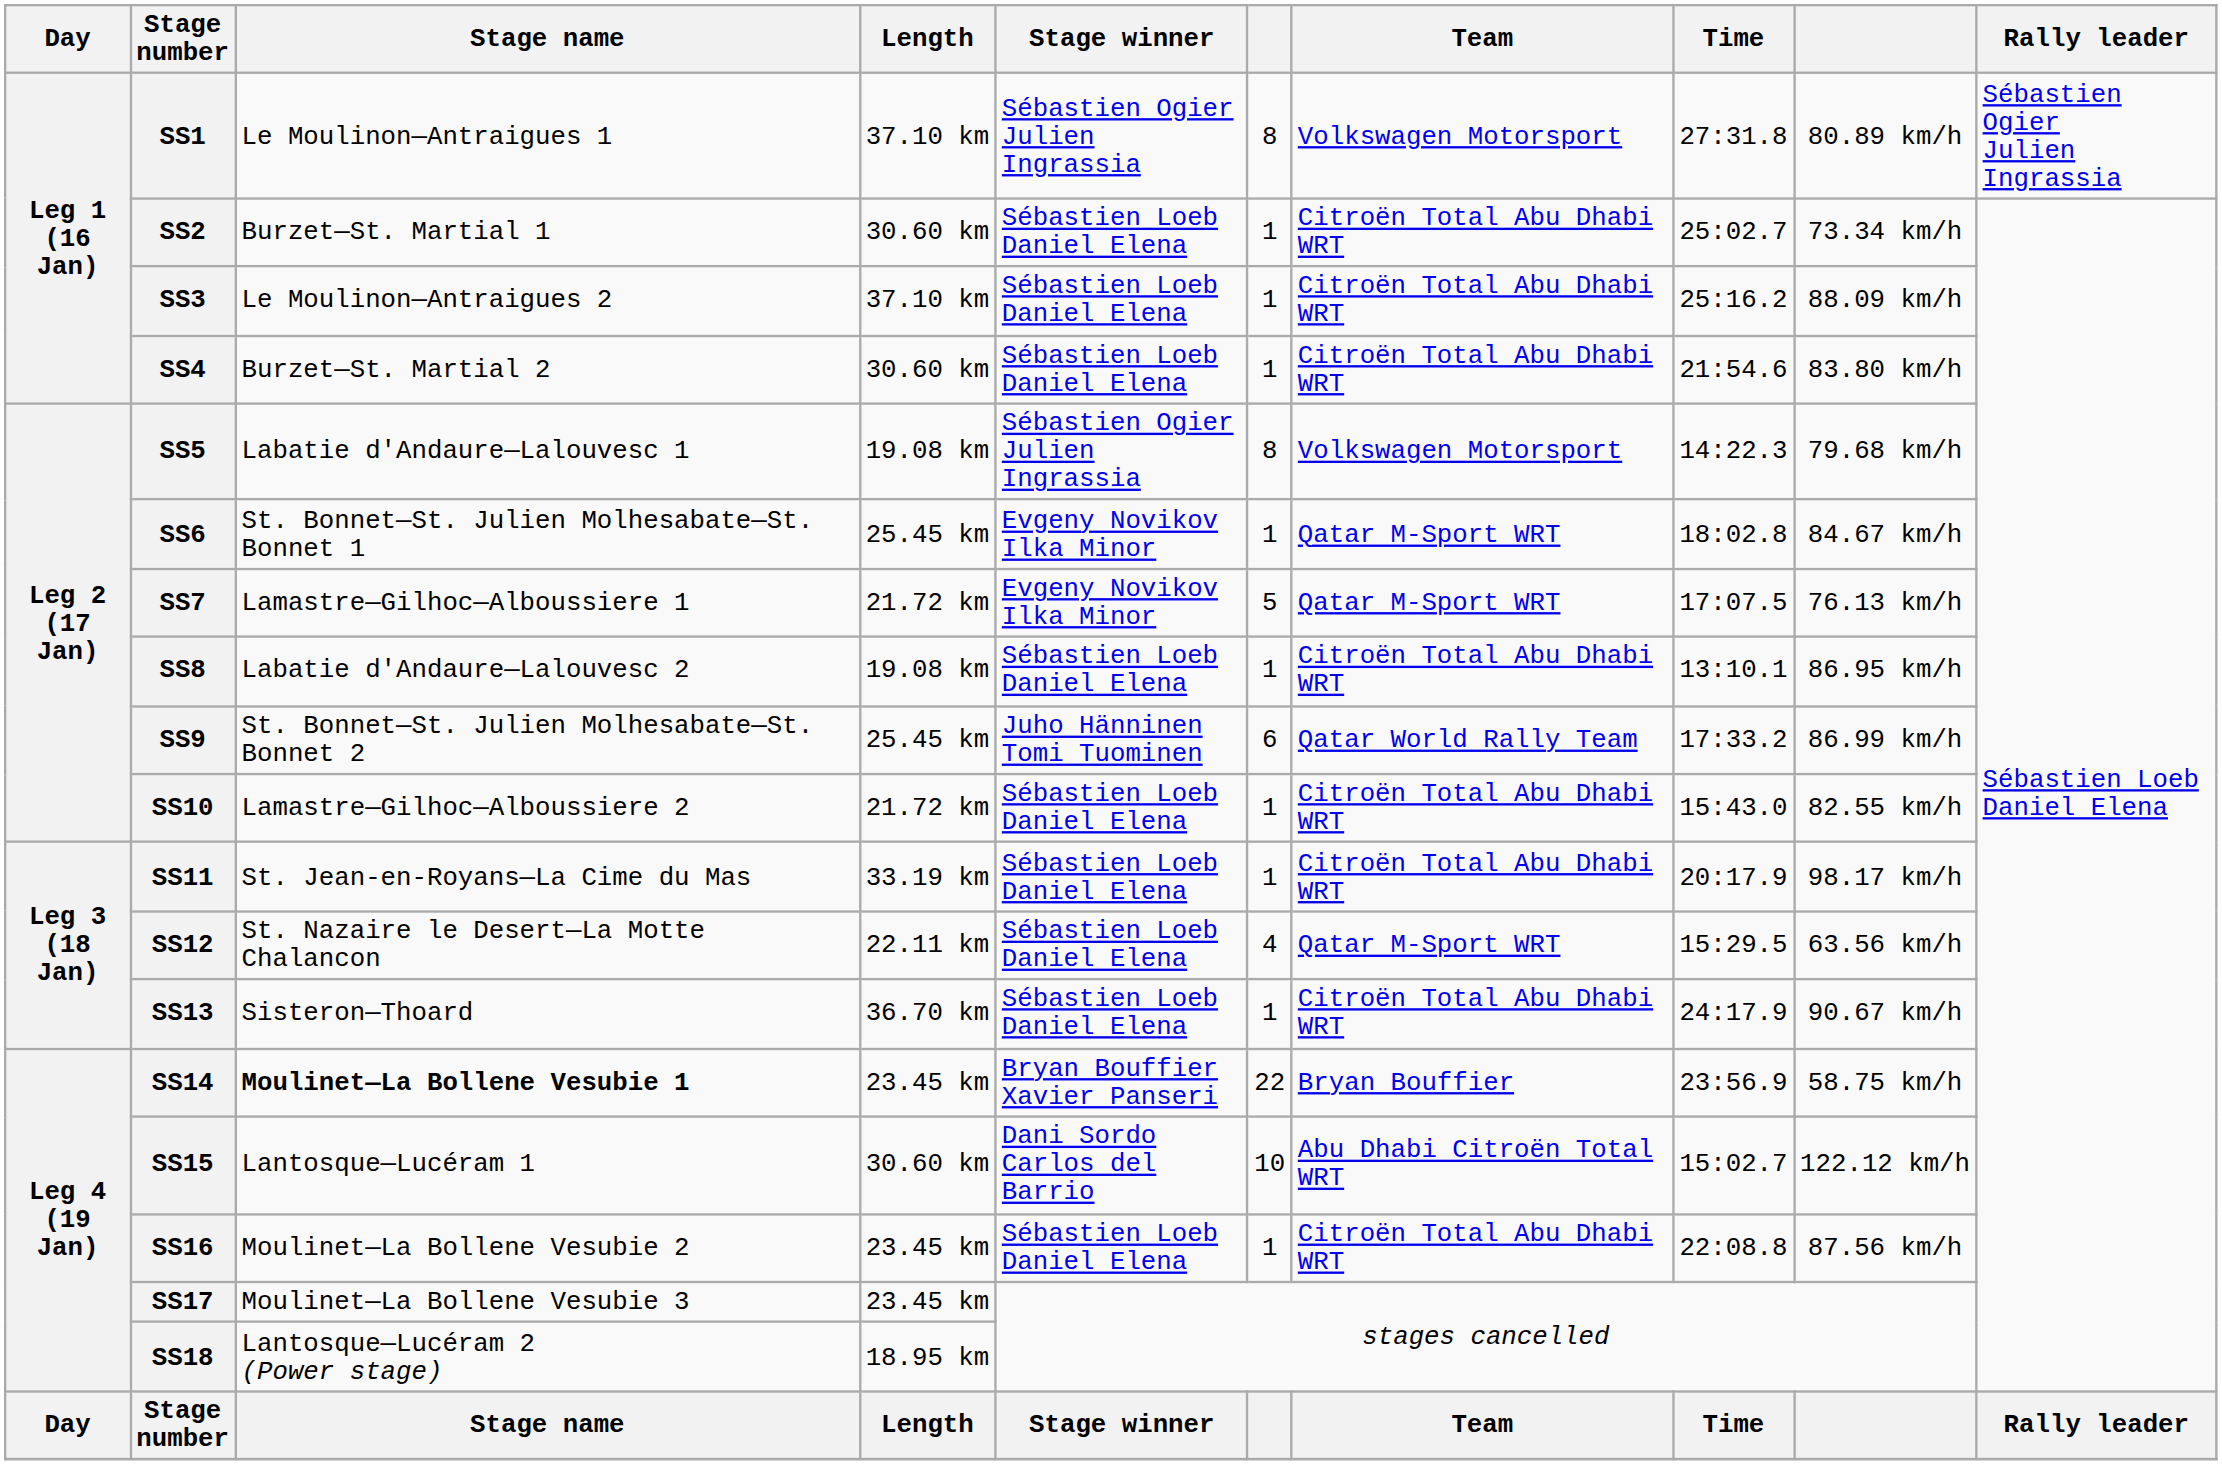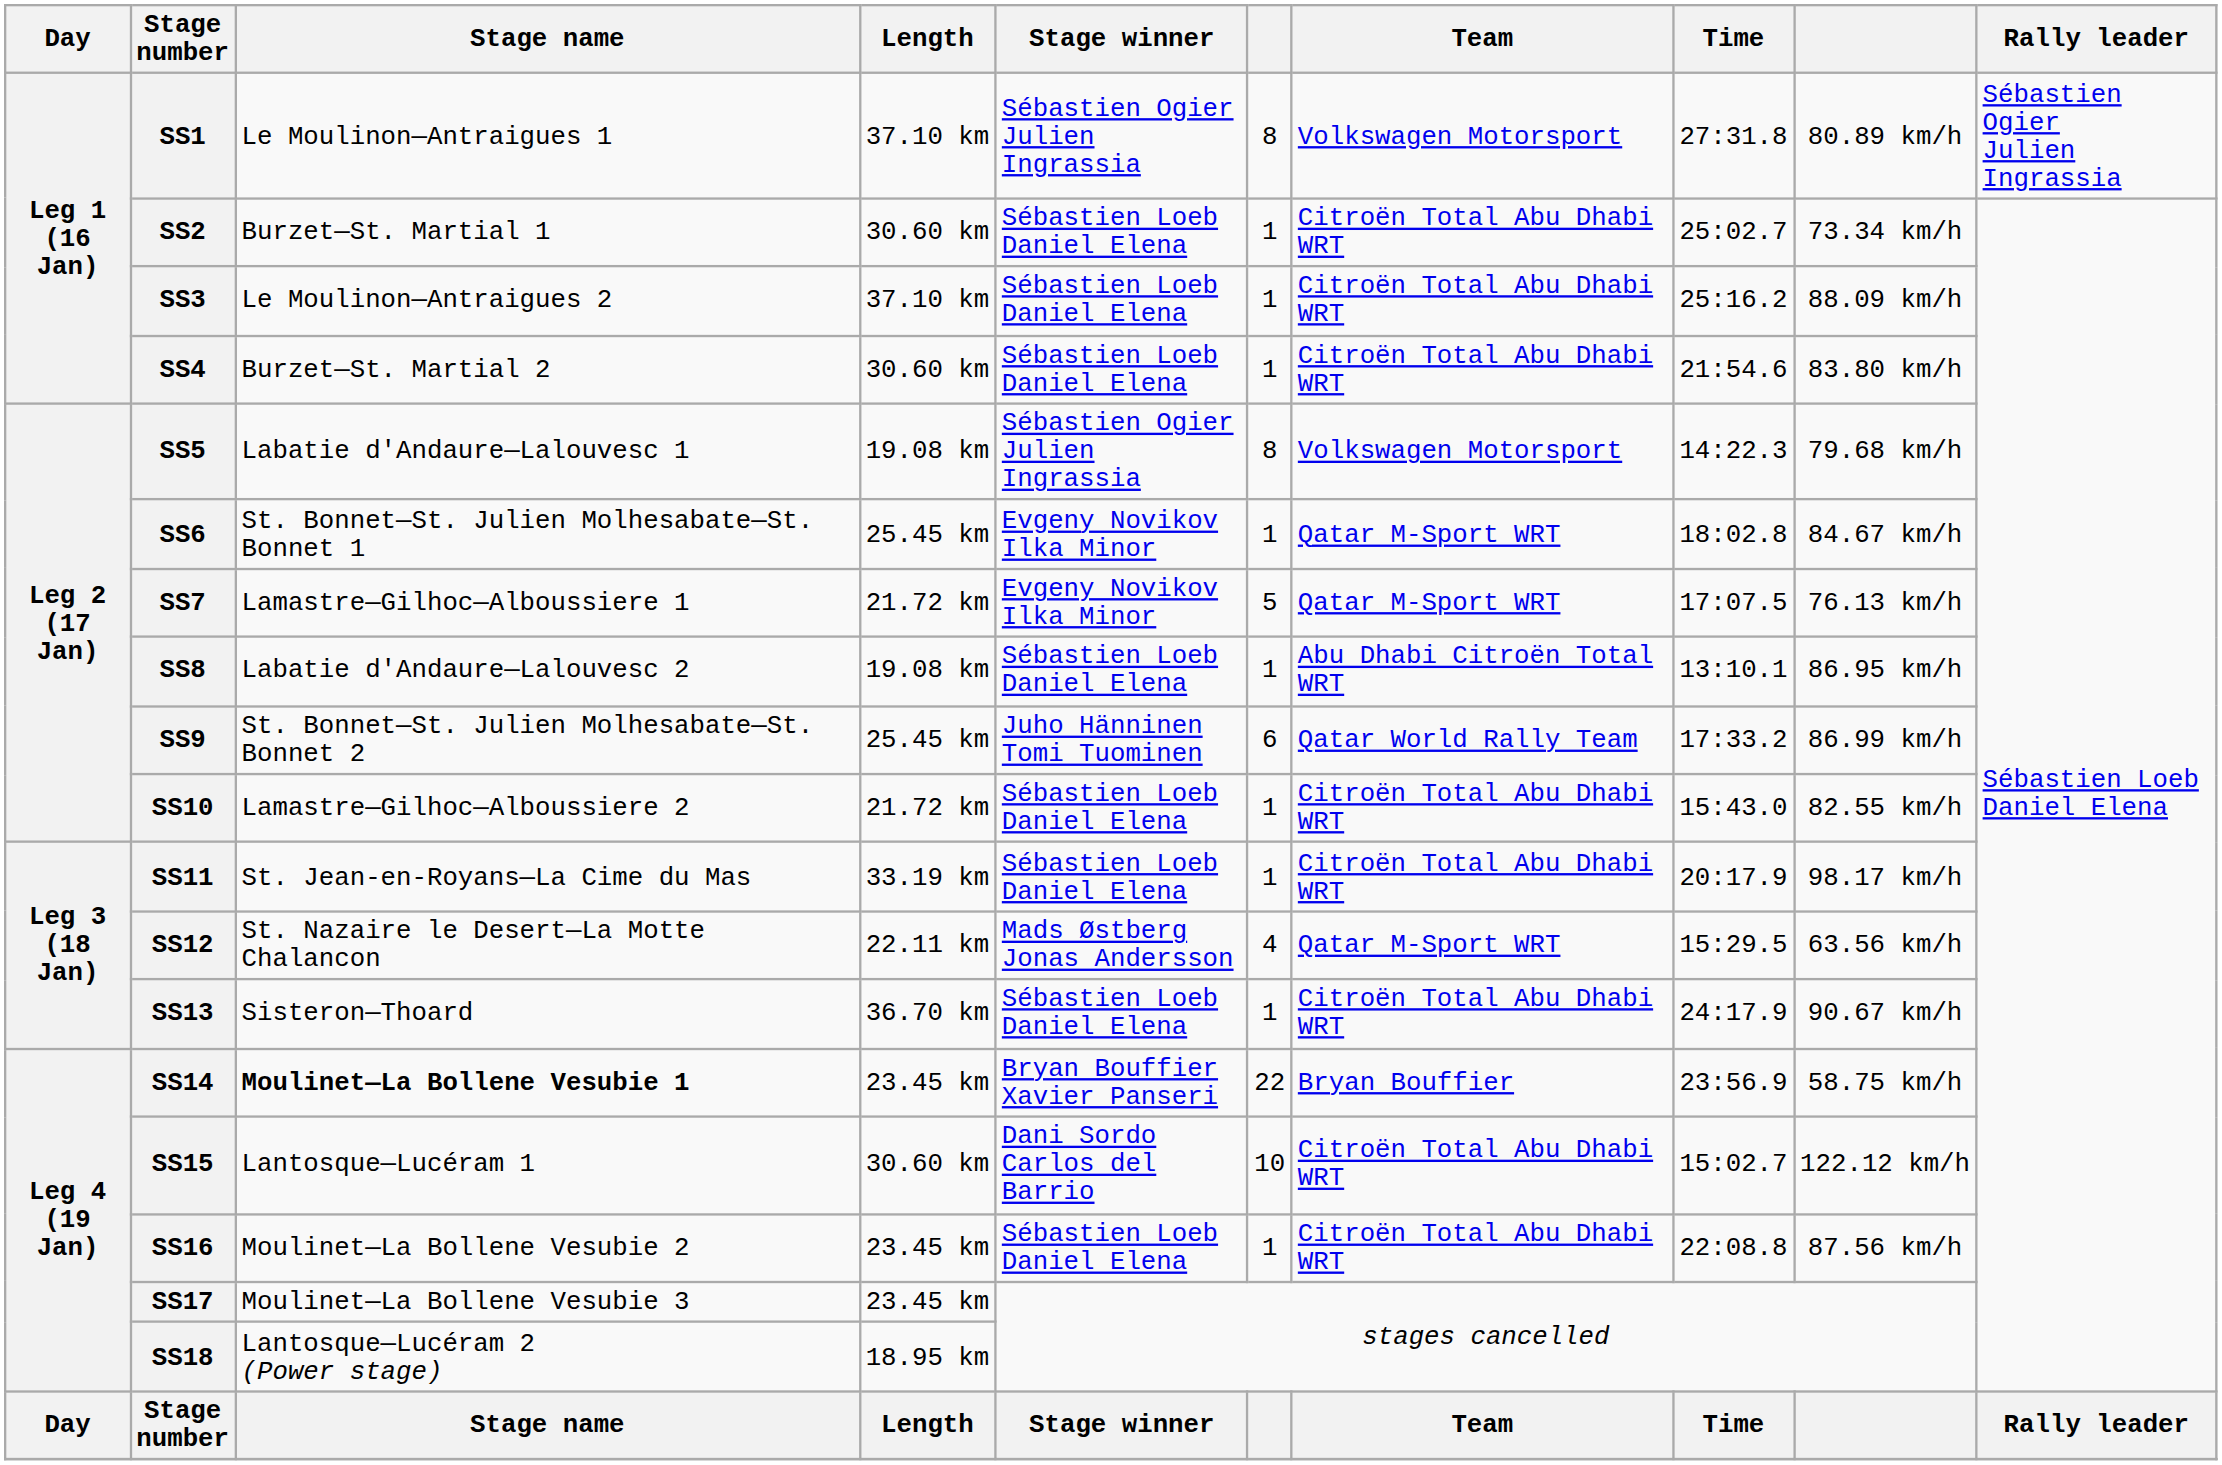(1475, 671) Citroën Total Abu Dhabi WRT -> (1475, 671) Abu Dhabi Citroën Total WRT
(1110, 946) Sébastien Loeb Daniel Elena -> (1118, 946) Mads Østberg Jonas Andersson
(1475, 1165) Abu Dhabi Citroën Total WRT -> (1475, 1165) Citroën Total Abu Dhabi WRT
